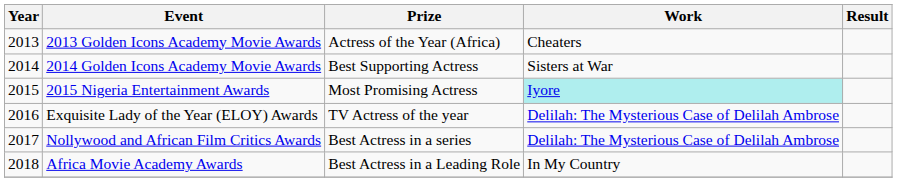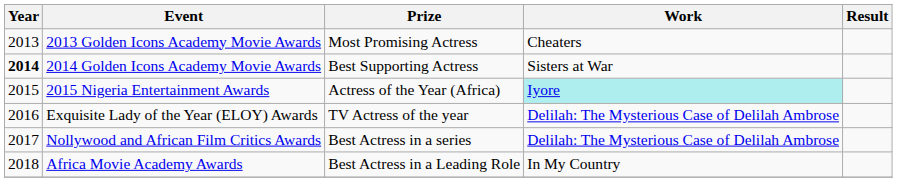(414, 41) Actress of the Year (Africa) -> (403, 41) Most Promising Actress
(24, 66) normal -> (24, 66) bold
(403, 90) Most Promising Actress -> (414, 90) Actress of the Year (Africa)
